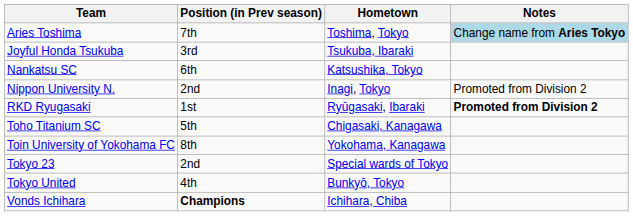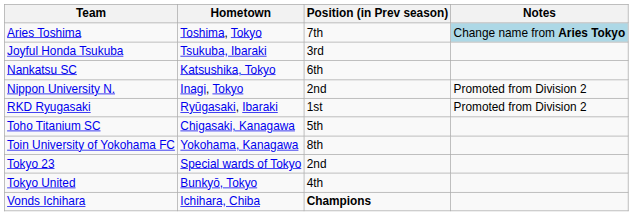columns swapped: (388, 13) <-> (251, 13)
(526, 107) bold -> (520, 107) normal
